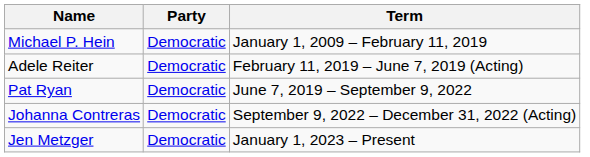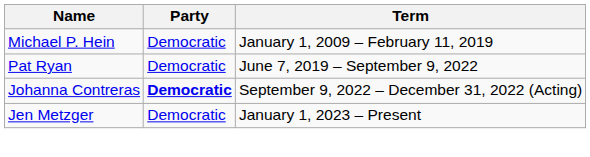- row: (51, 66)
(186, 115) normal -> (189, 90) bold
